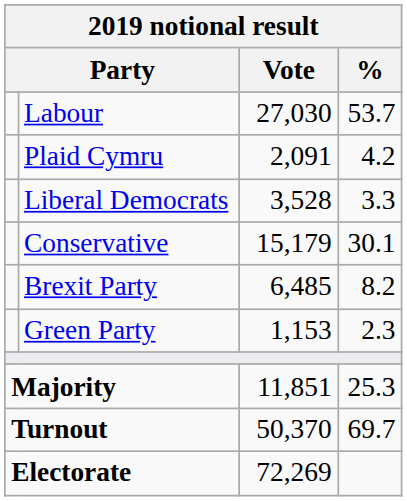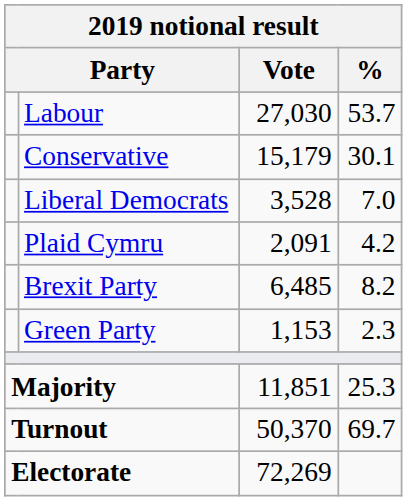rows swapped: (96, 243) <-> (94, 156)
(378, 199) 3.3 -> (378, 199) 7.0
